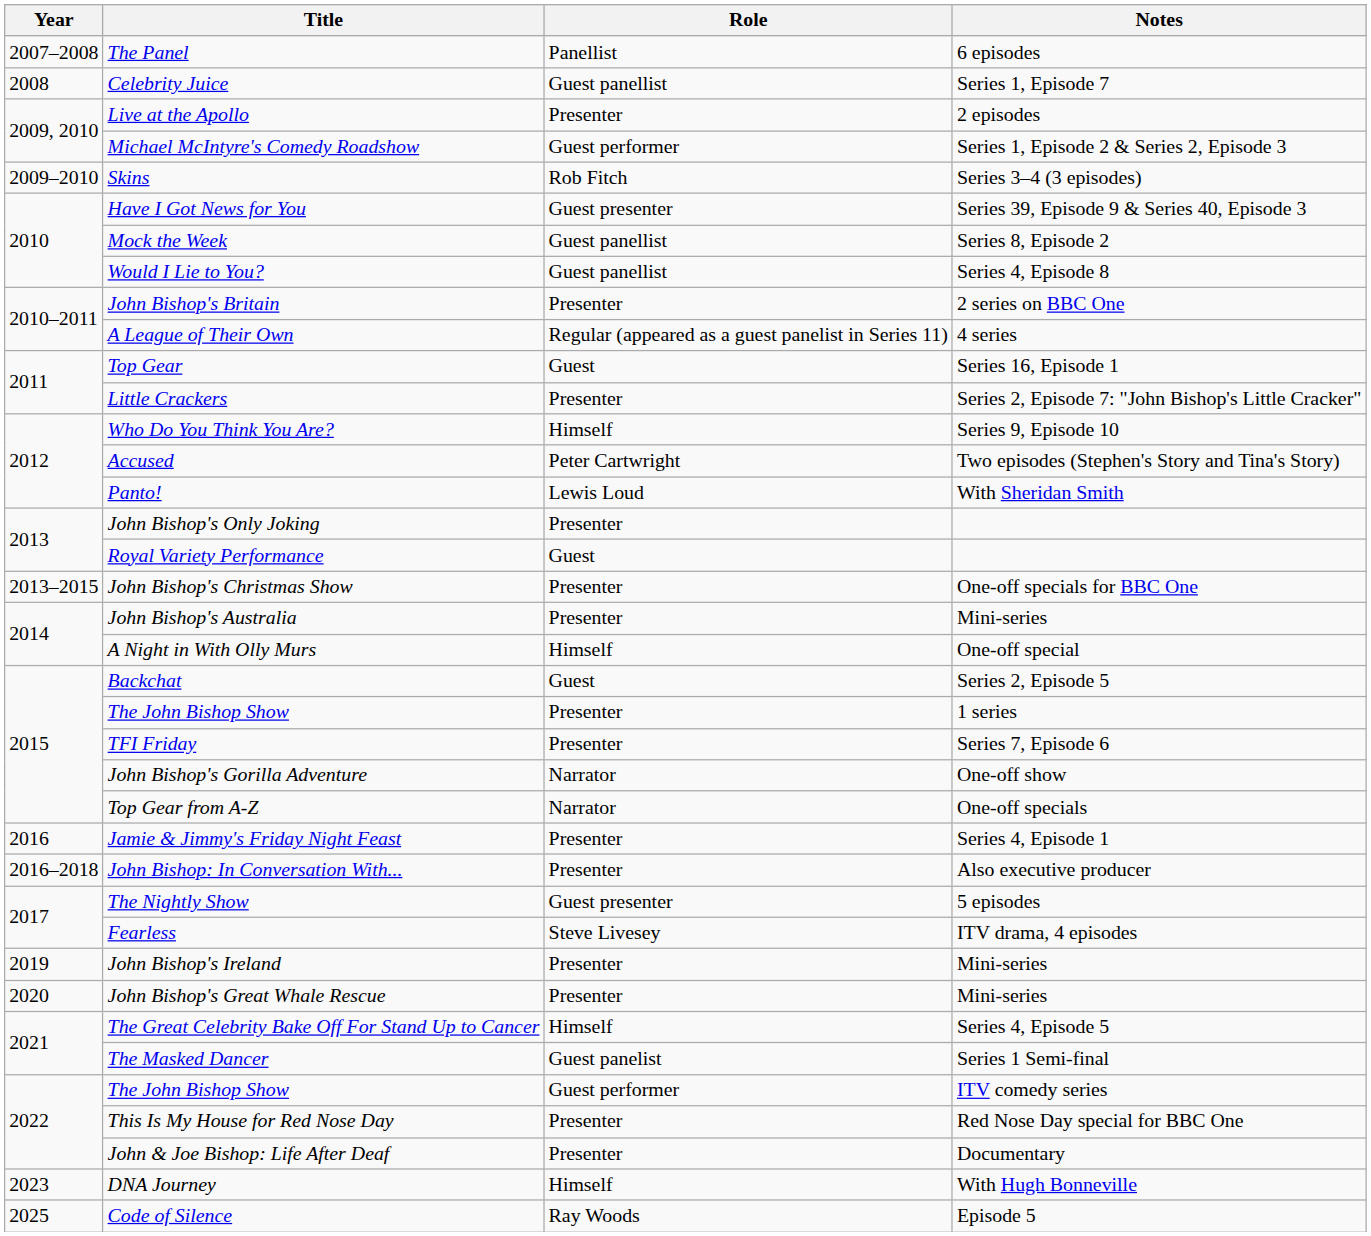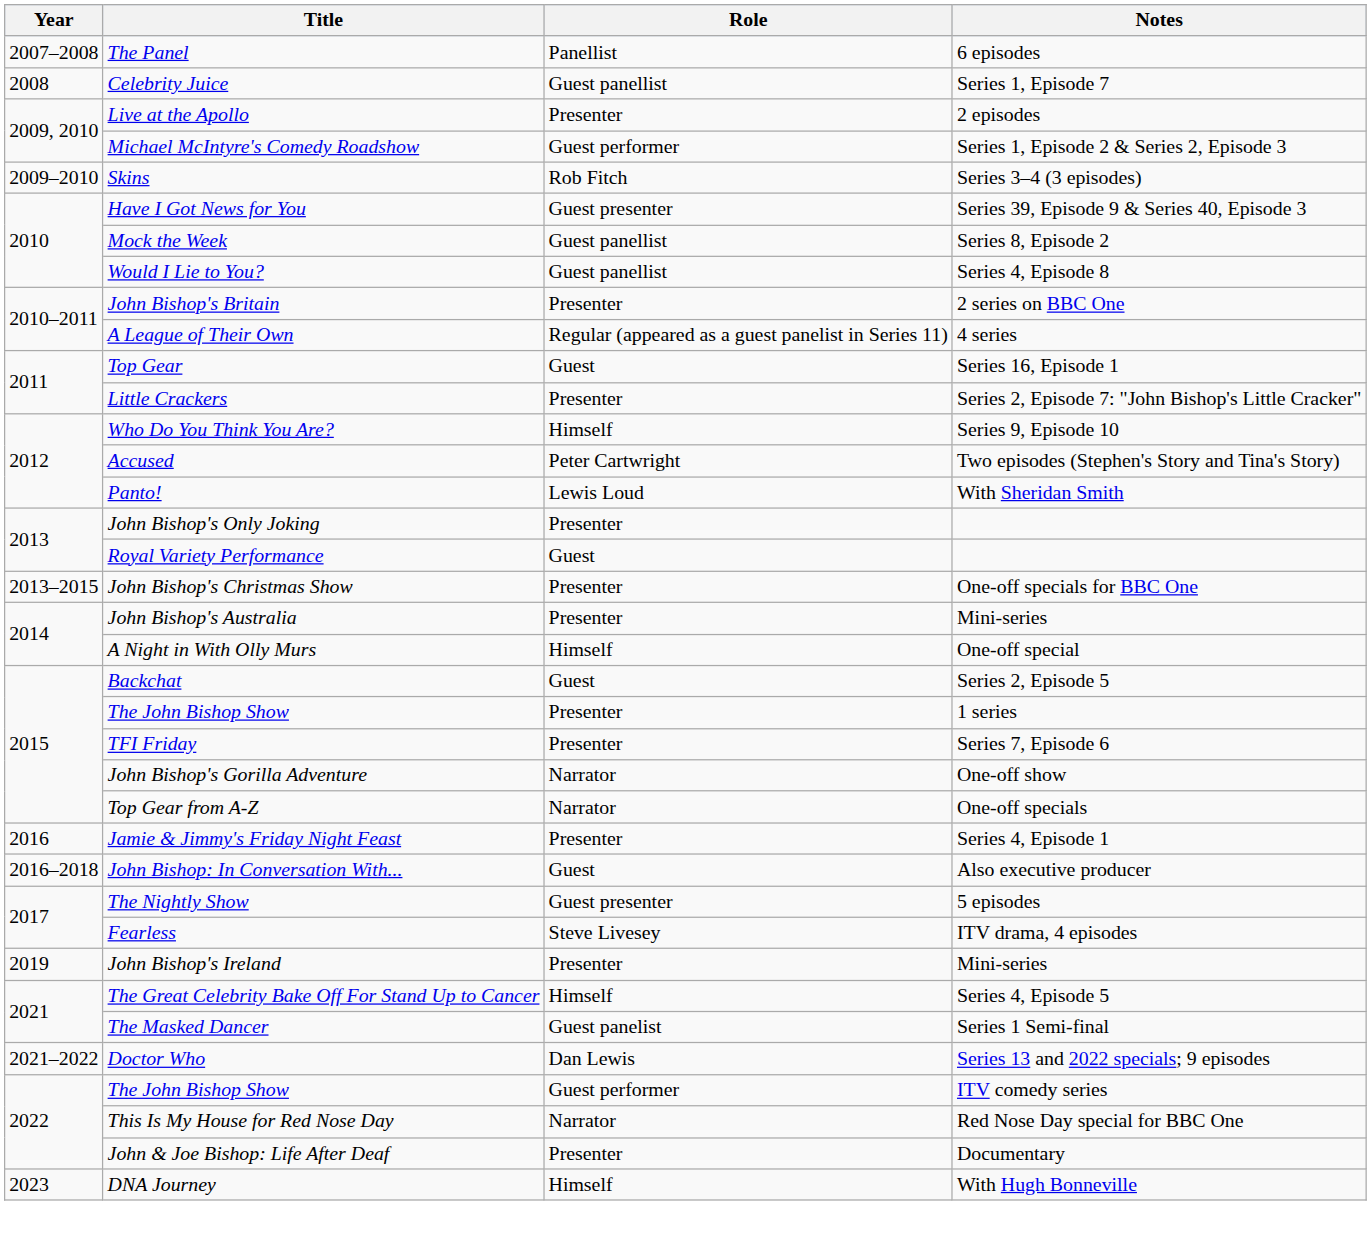(586, 869) Presenter -> (572, 869) Guest
- row: (247, 995)
+ row: (156, 1058)
(586, 1121) Presenter -> (582, 1121) Narrator
- row: (170, 1215)
